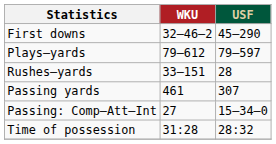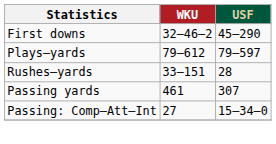- row: (71, 130)
